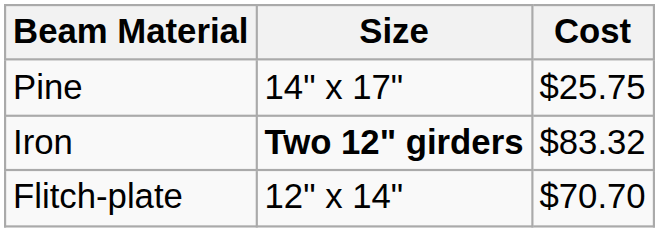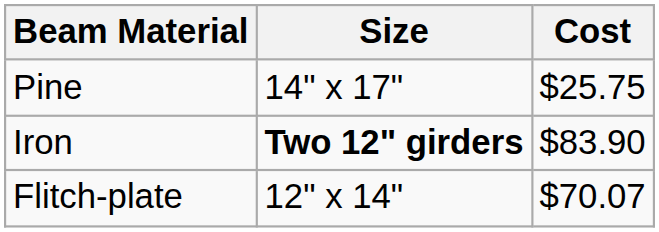(593, 142) $83.32 -> (593, 142) $83.90
(593, 197) $70.70 -> (593, 197) $70.07
